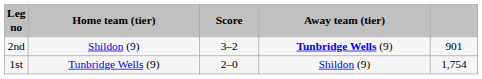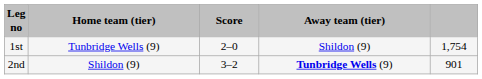rows swapped: (16, 65) <-> (16, 46)
